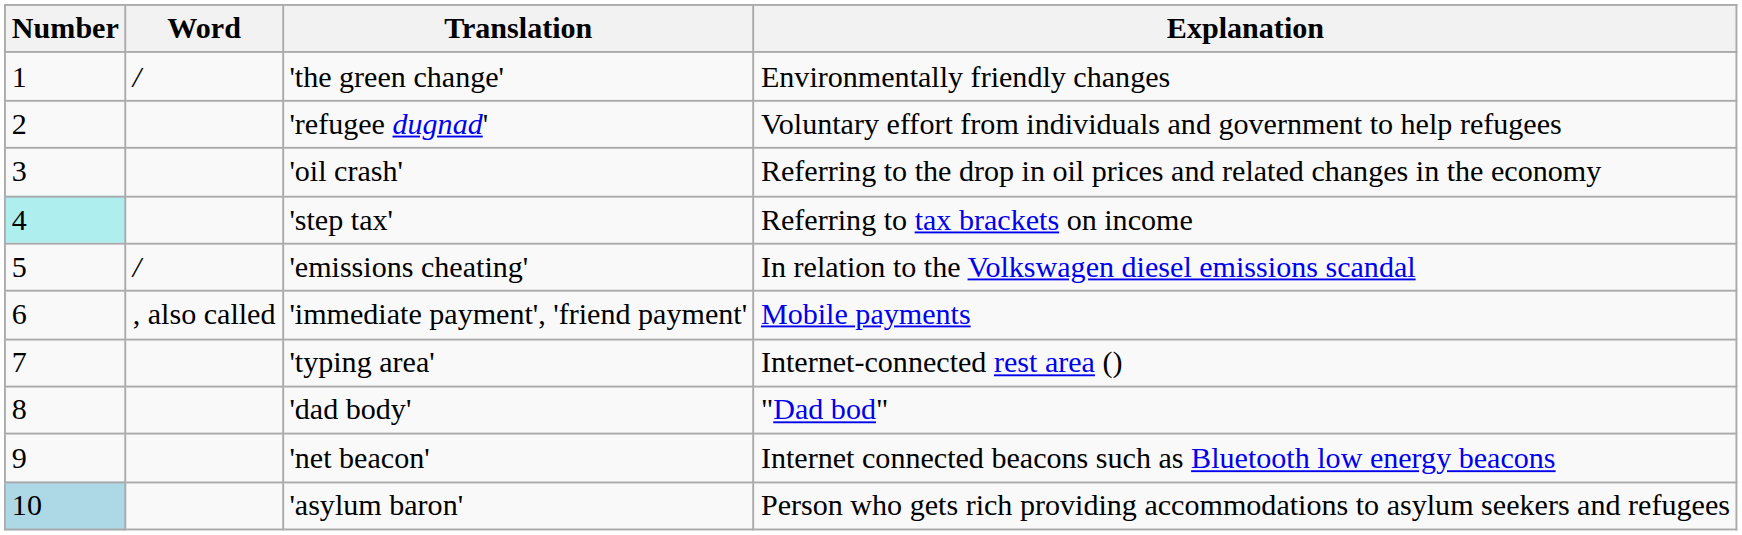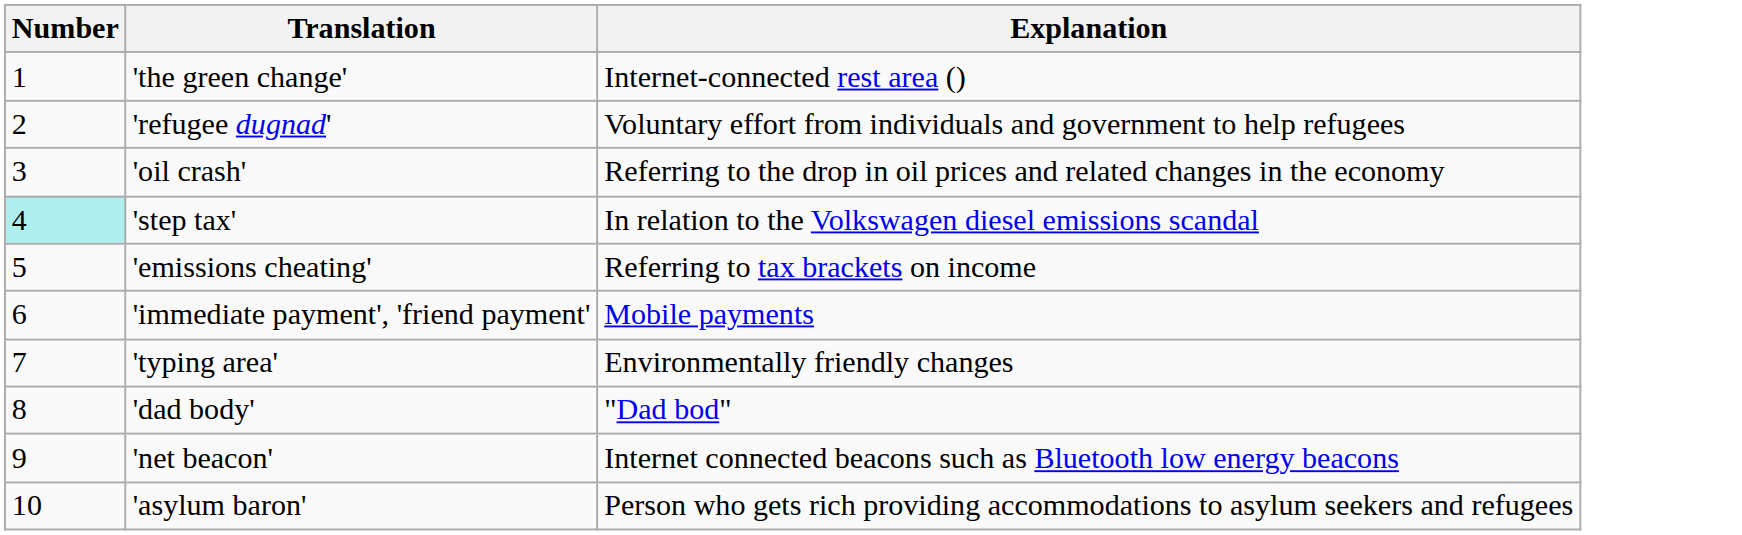- column: (204, 28)
(966, 76) Environmentally friendly changes -> (785, 76) Internet-connected rest area ()
(977, 219) Referring to tax brackets on income -> (932, 219) In relation to the Volkswagen diesel emissions scandal
(1088, 266) In relation to the Volkswagen diesel emissions scandal -> (820, 266) Referring to tax brackets on income
(942, 362) Internet-connected rest area () -> (809, 362) Environmentally friendly changes
(27, 505) lightblue background -> (27, 505) no background
